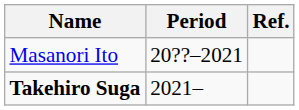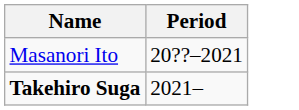- column: (271, 21)
